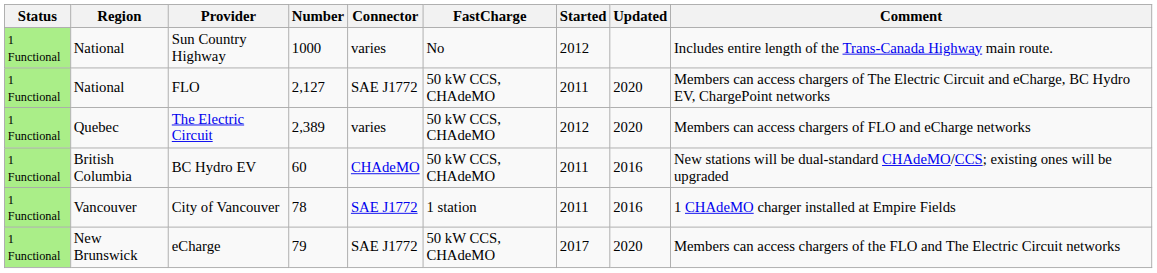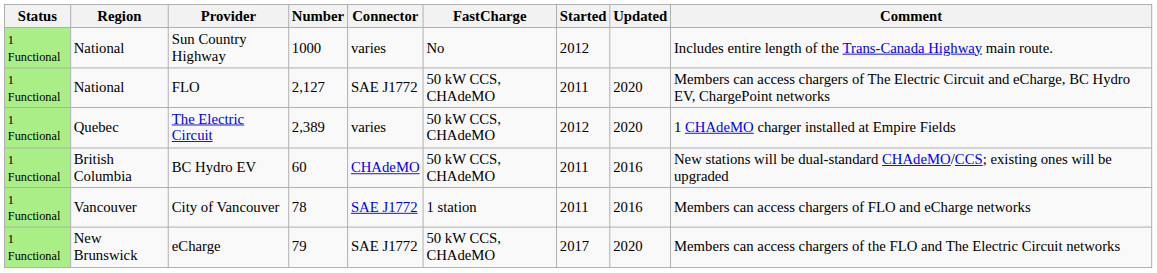(852, 127) Members can access chargers of FLO and eCharge networks -> (815, 127) 1 CHAdeMO charger installed at Empire Fields
(815, 207) 1 CHAdeMO charger installed at Empire Fields -> (852, 207) Members can access chargers of FLO and eCharge networks
